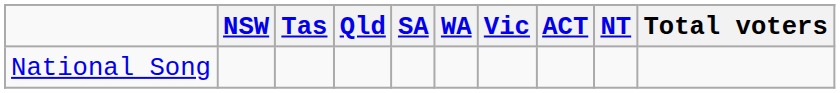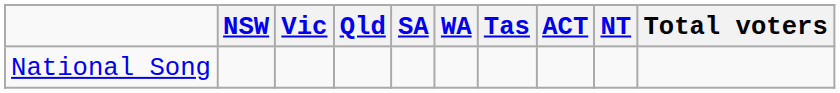columns swapped: (507, 26) <-> (304, 26)
